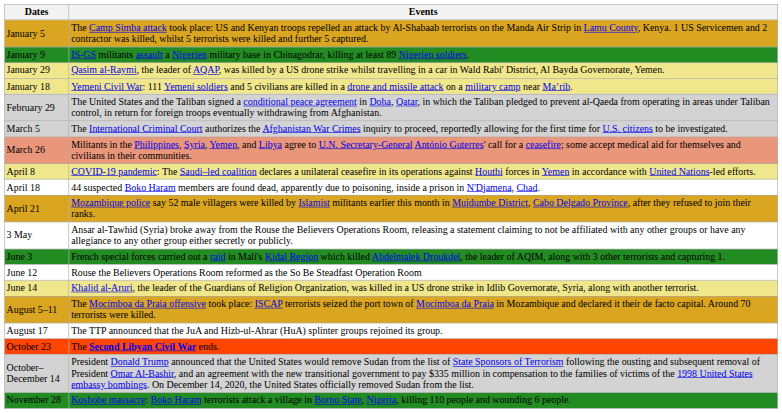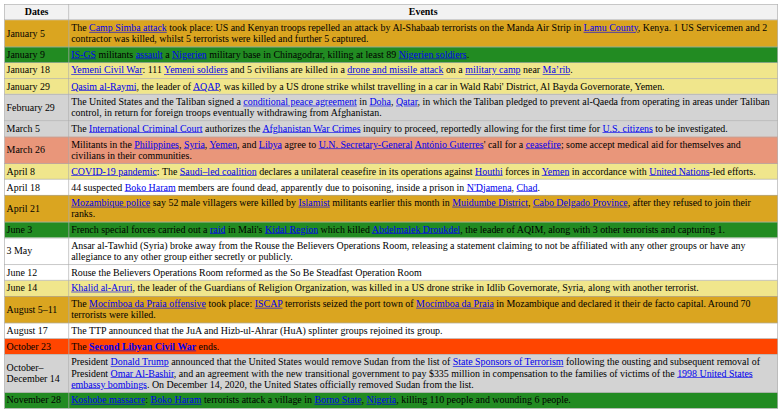rows swapped: (28, 86) <-> (28, 70)
rows swapped: (19, 235) <-> (19, 256)
